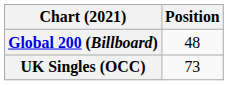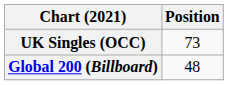rows swapped: (83, 42) <-> (83, 67)
